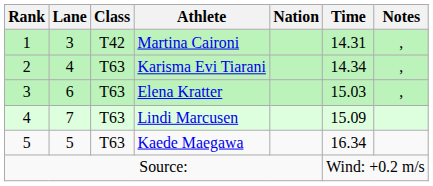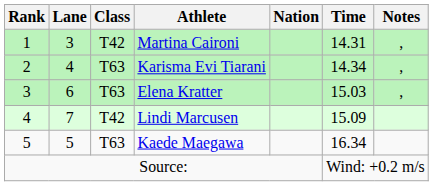(112, 117) T63 -> (112, 117) T42
